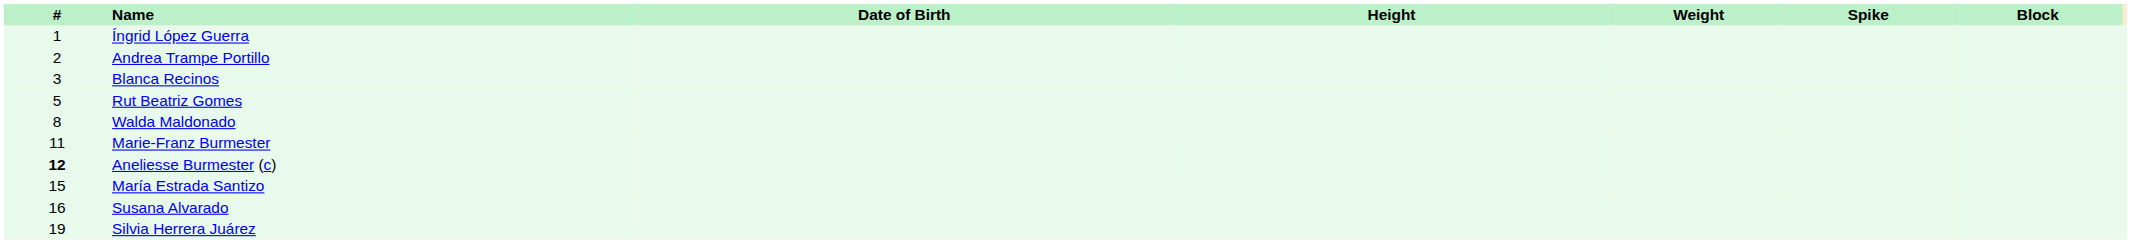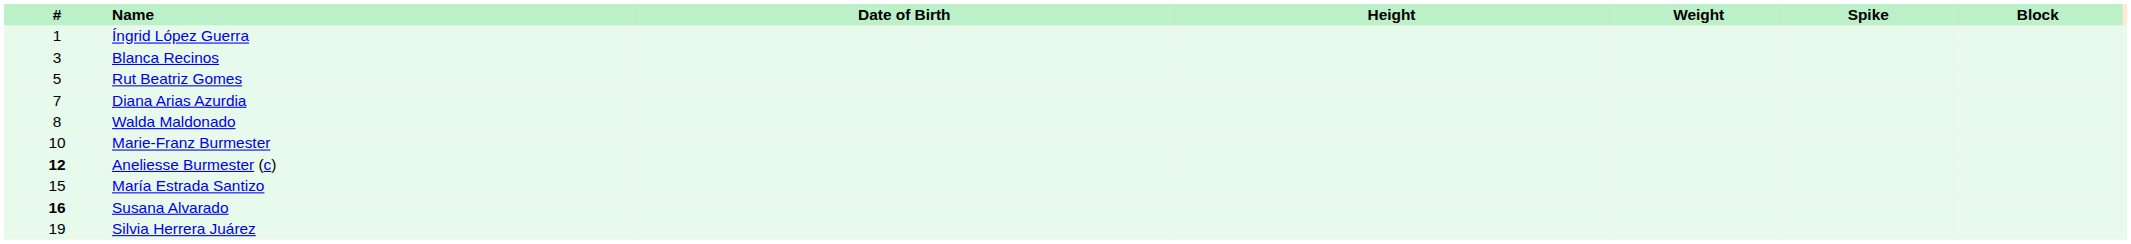- row: (191, 58)
+ row: (179, 100)
(57, 143) 11 -> (57, 143) 10
(57, 207) normal -> (57, 207) bold
